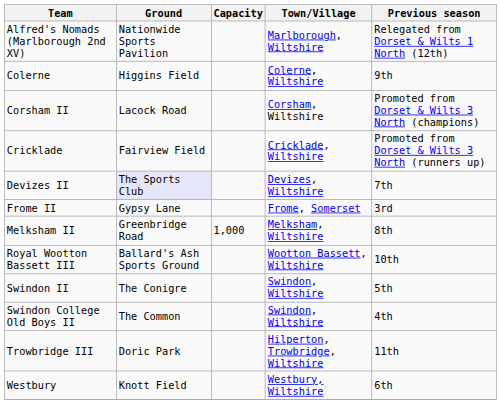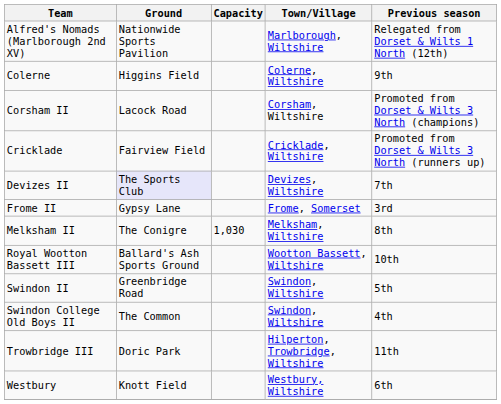(153, 231) Greenbridge Road -> (153, 231) The Conigre
(229, 231) 1,000 -> (229, 231) 1,030
(153, 288) The Conigre -> (153, 288) Greenbridge Road
